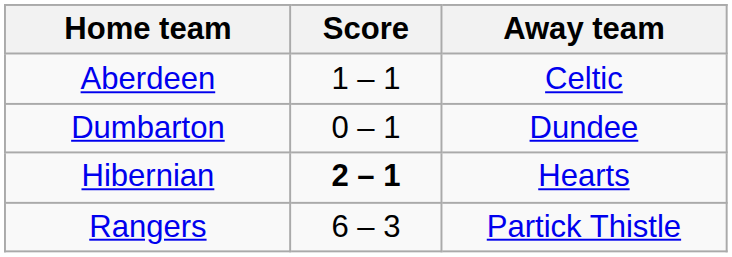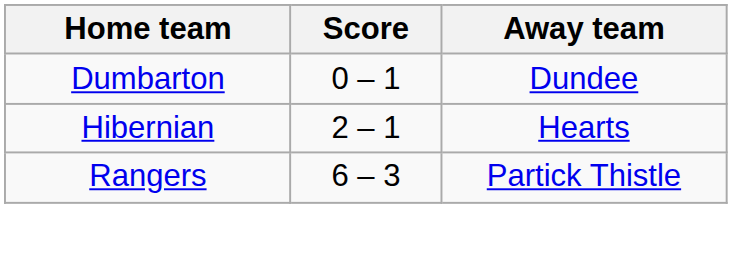- row: (148, 78)
(366, 176) bold -> (366, 127) normal
